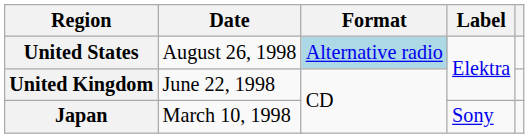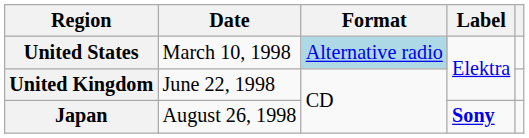(229, 52) August 26, 1998 -> (227, 52) March 10, 1998
(227, 116) March 10, 1998 -> (229, 116) August 26, 1998
(473, 116) normal -> (473, 116) bold
